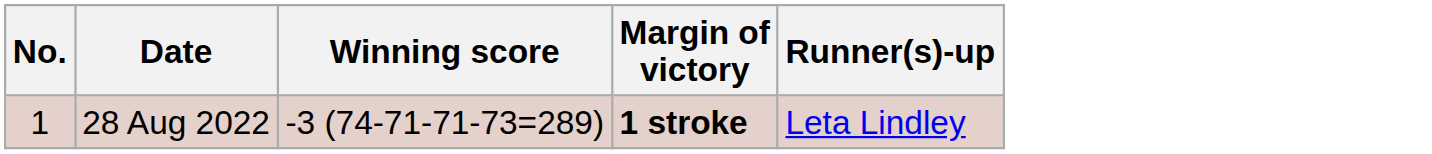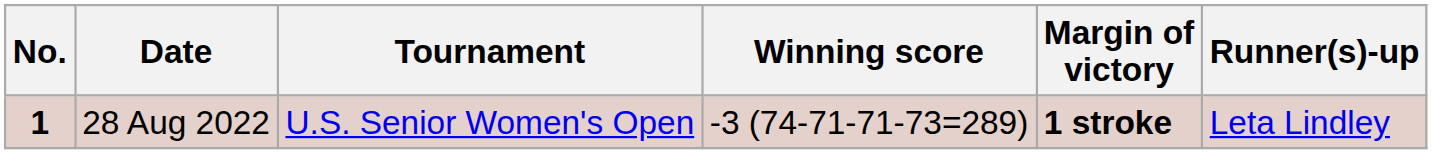+ column: (490, 50)
(40, 122) normal -> (40, 122) bold
